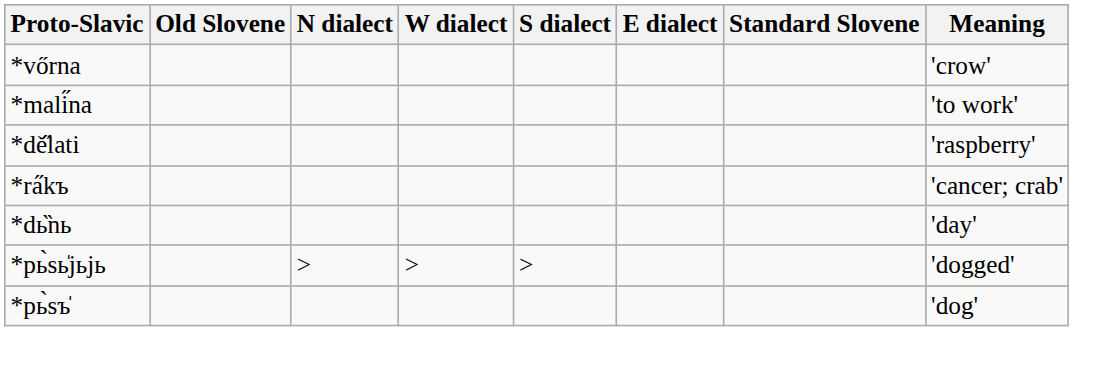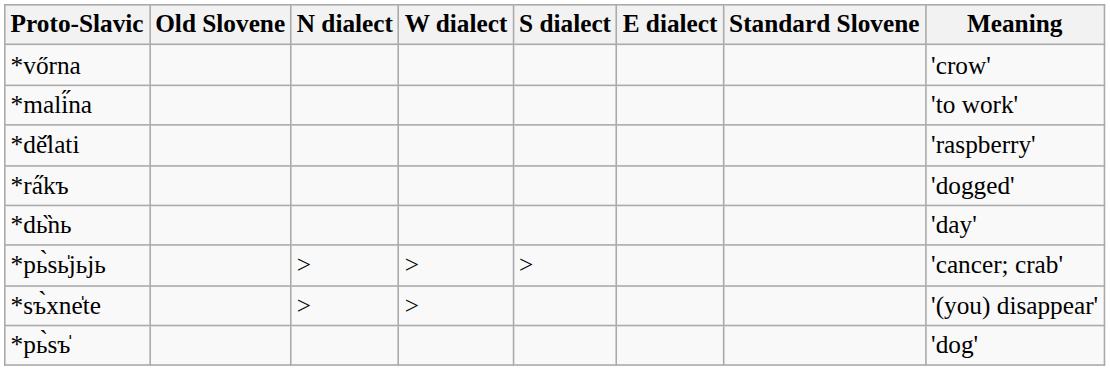(997, 184) 'cancer; crab' -> (973, 184) 'dogged'
(973, 265) 'dogged' -> (997, 265) 'cancer; crab'
+ row: (56, 305)
